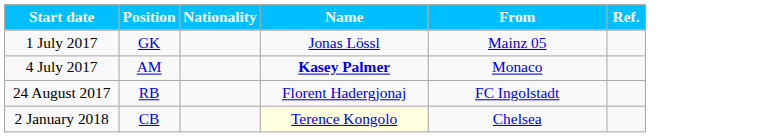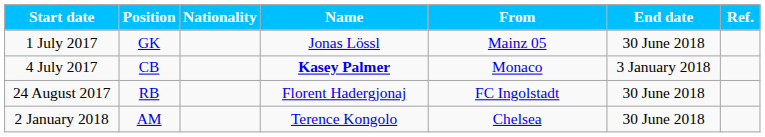+ column: (664, 17)
(149, 68) AM -> (149, 68) CB
(149, 119) CB -> (149, 119) AM
(344, 119) lightyellow background -> (344, 119) no background
